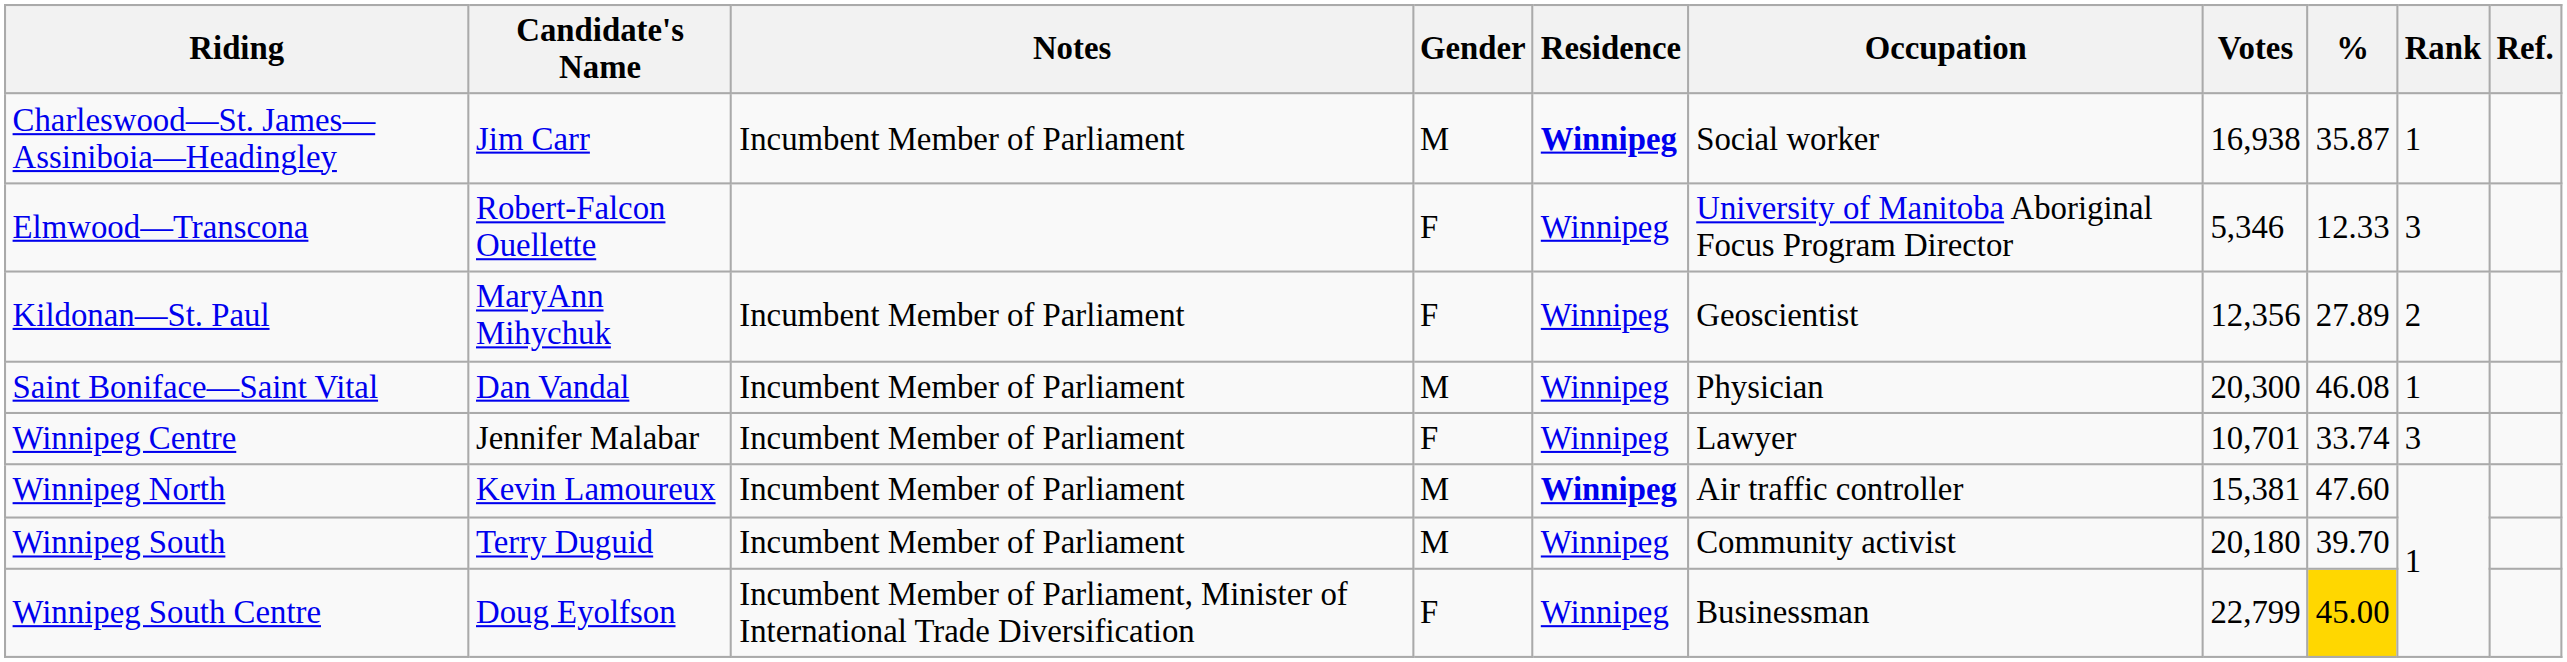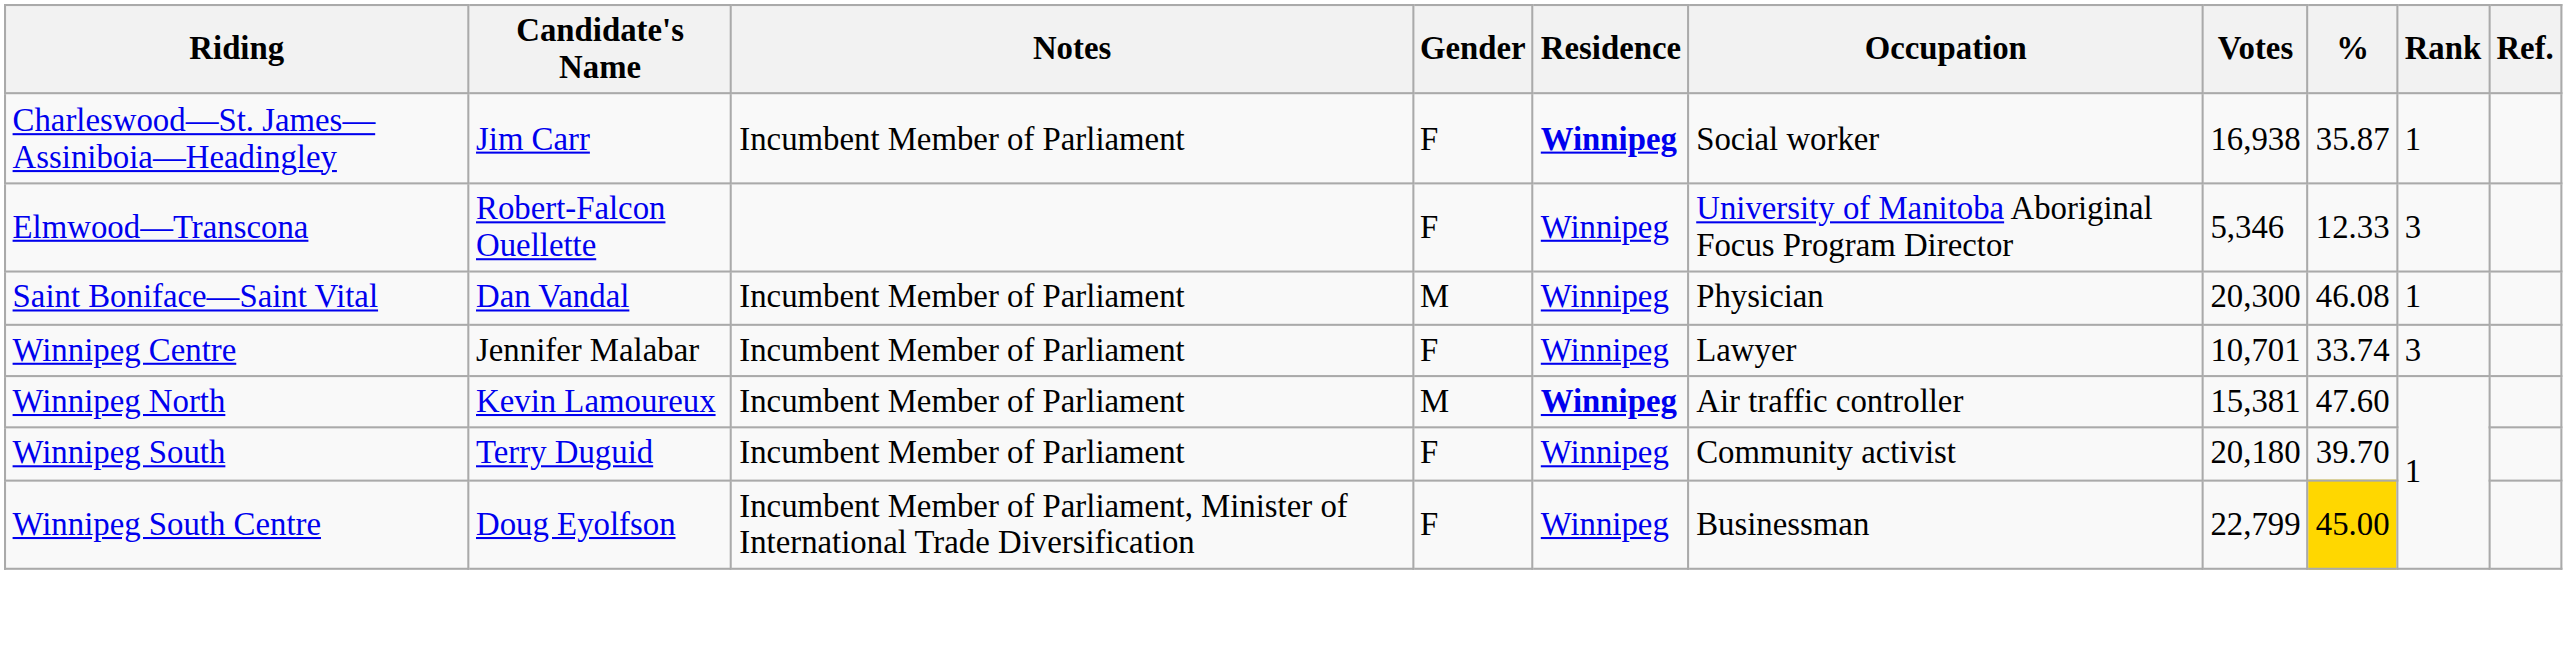(1435, 137) M -> (1429, 137) F
- row: (141, 315)
(1435, 542) M -> (1429, 453) F
